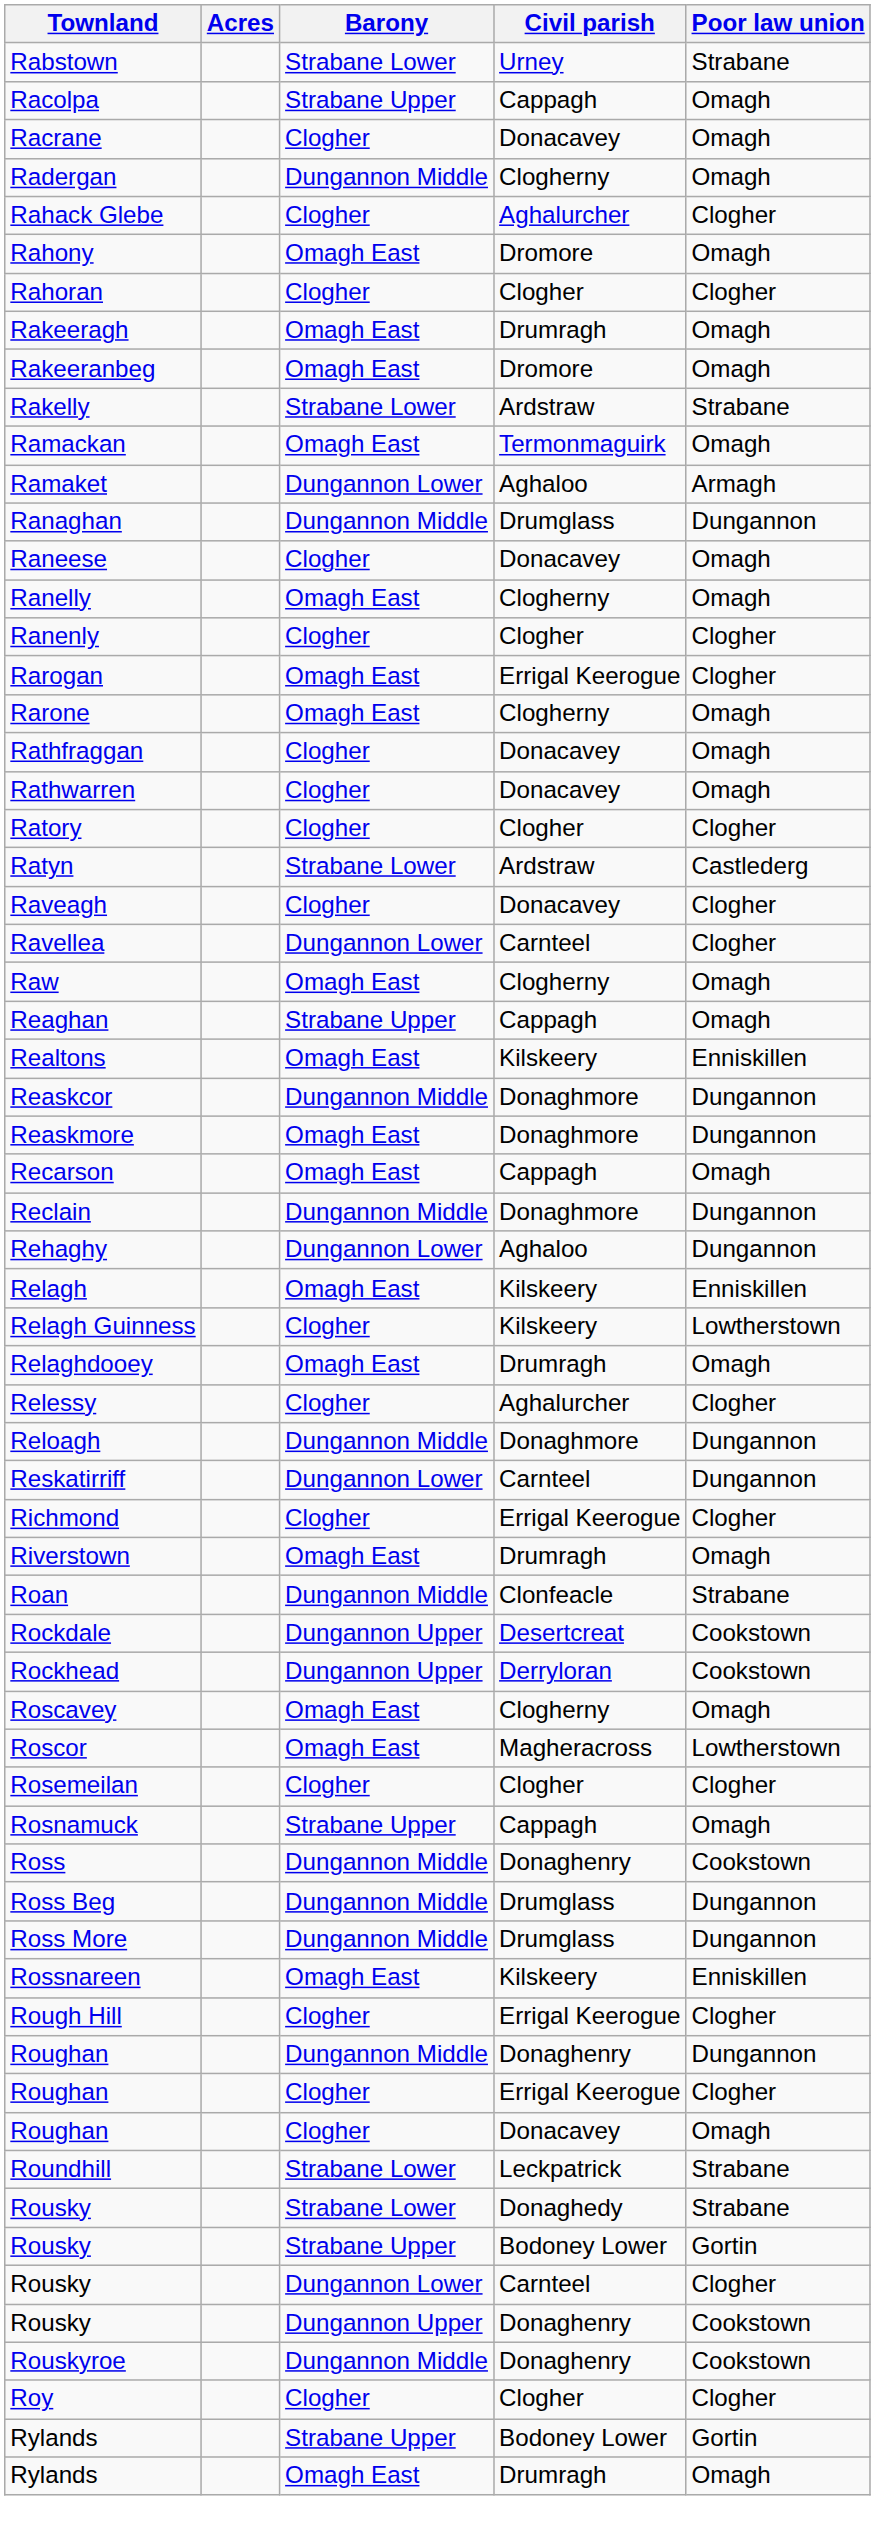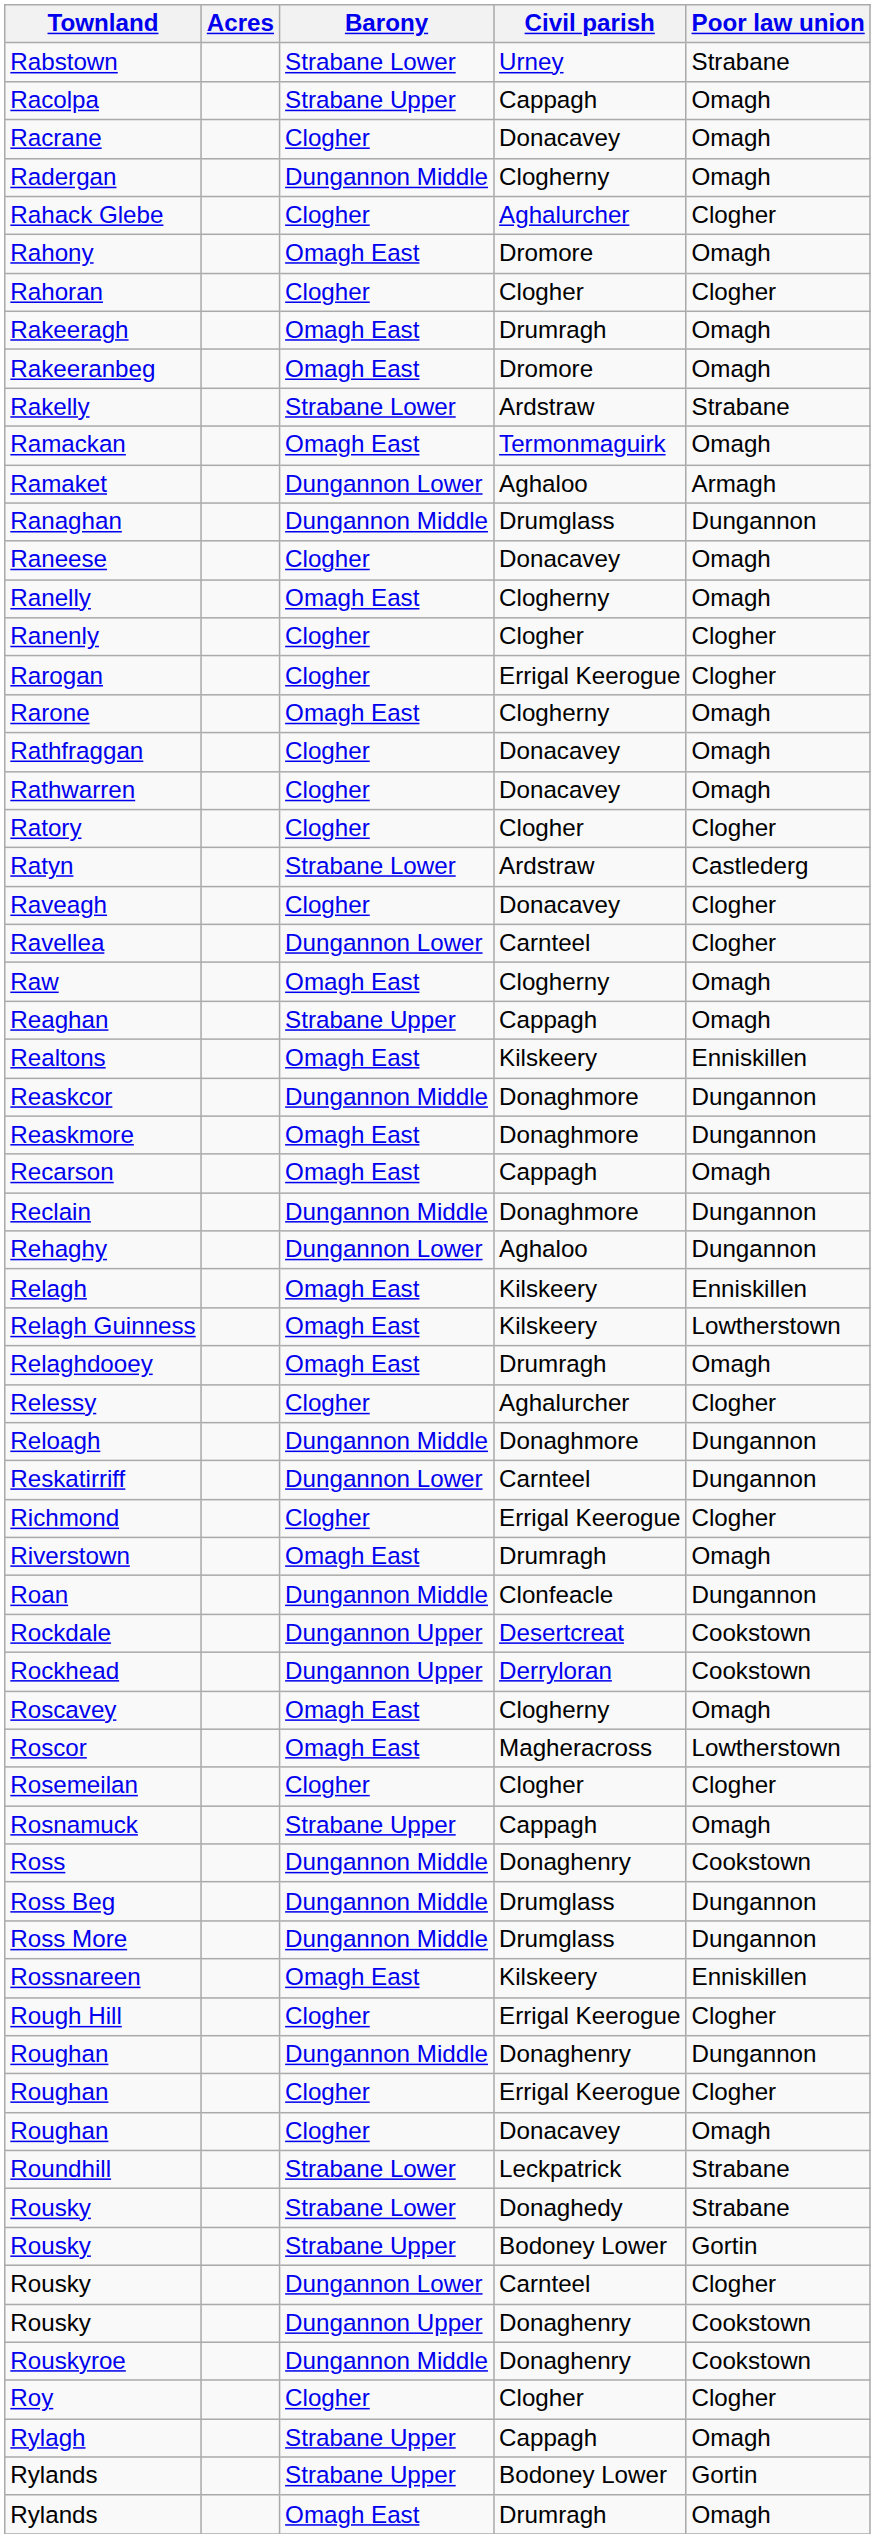(352, 675) Omagh East -> (327, 675) Clogher
(327, 1326) Clogher -> (352, 1326) Omagh East
(741, 1594) Strabane -> (754, 1594) Dungannon
+ row: (48, 2437)
